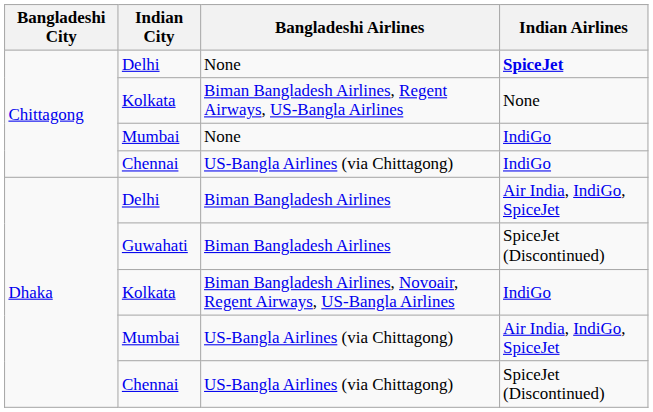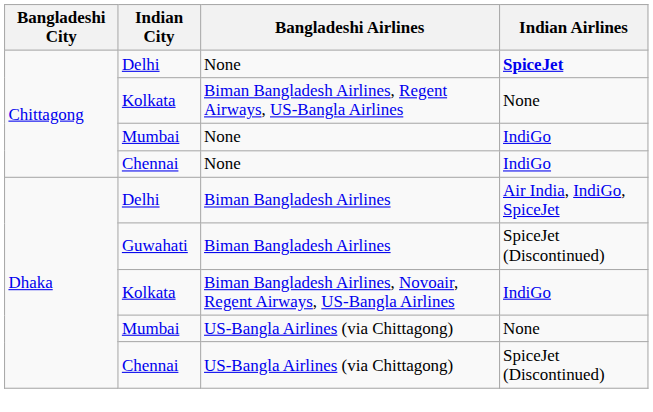(329, 163) US-Bangla Airlines (via Chittagong) -> (222, 163) None
(564, 338) Air India, IndiGo, SpiceJet -> (521, 328) None
